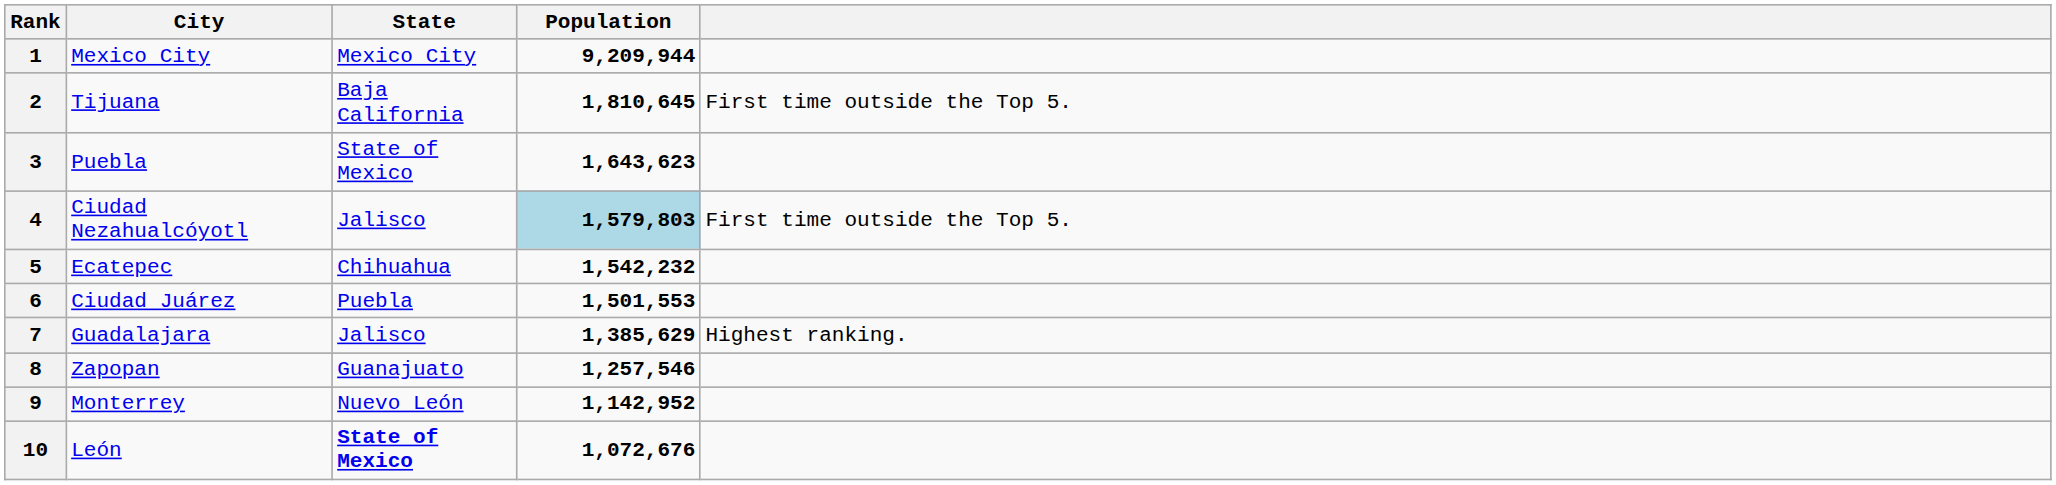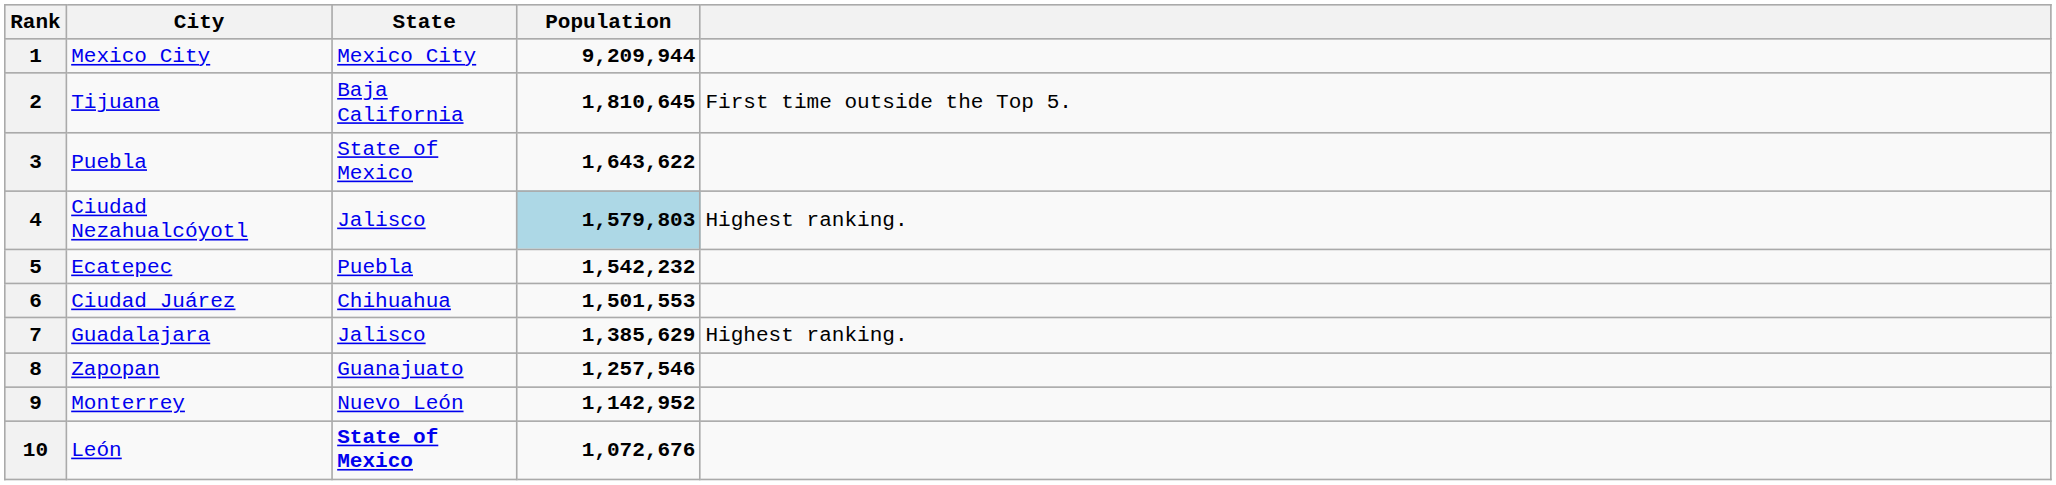(639, 161) 1,643,623 -> (639, 161) 1,643,622
(889, 220) First time outside the Top 5. -> (807, 220) Highest ranking.
(394, 266) Chihuahua -> (375, 266) Puebla
(375, 301) Puebla -> (394, 301) Chihuahua
